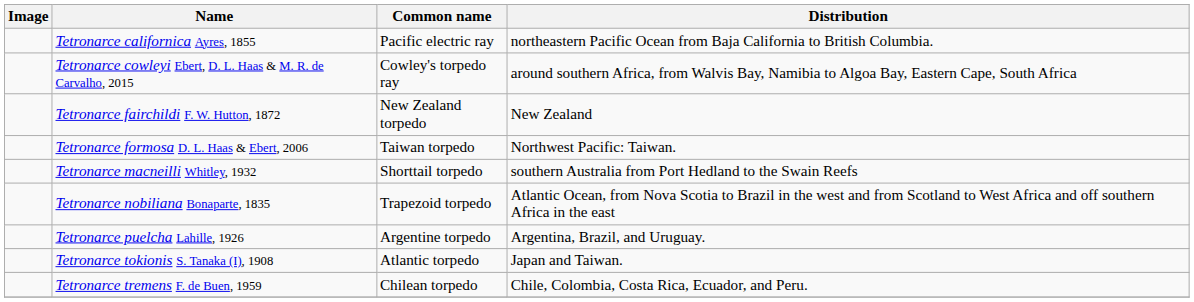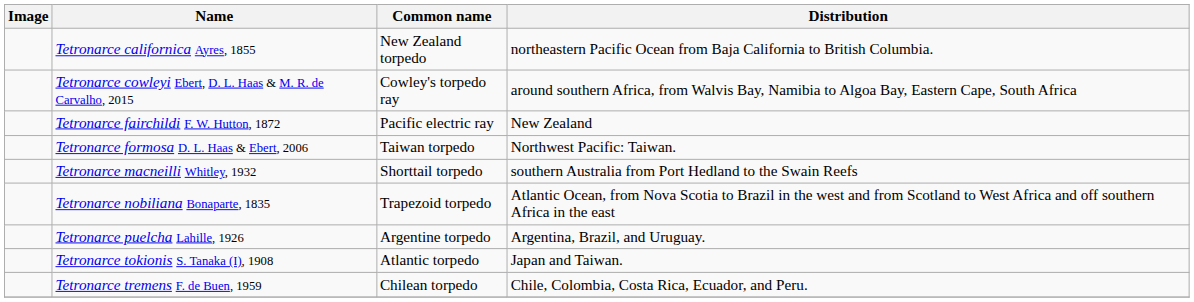(437, 40) Pacific electric ray -> (421, 49) New Zealand torpedo
(421, 114) New Zealand torpedo -> (437, 123) Pacific electric ray
